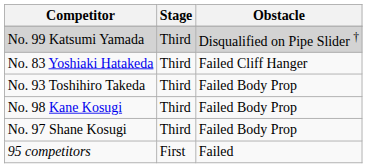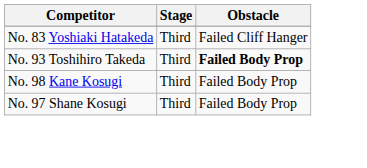- row: (76, 39)
(248, 85) normal -> (251, 59) bold
- row: (49, 151)
